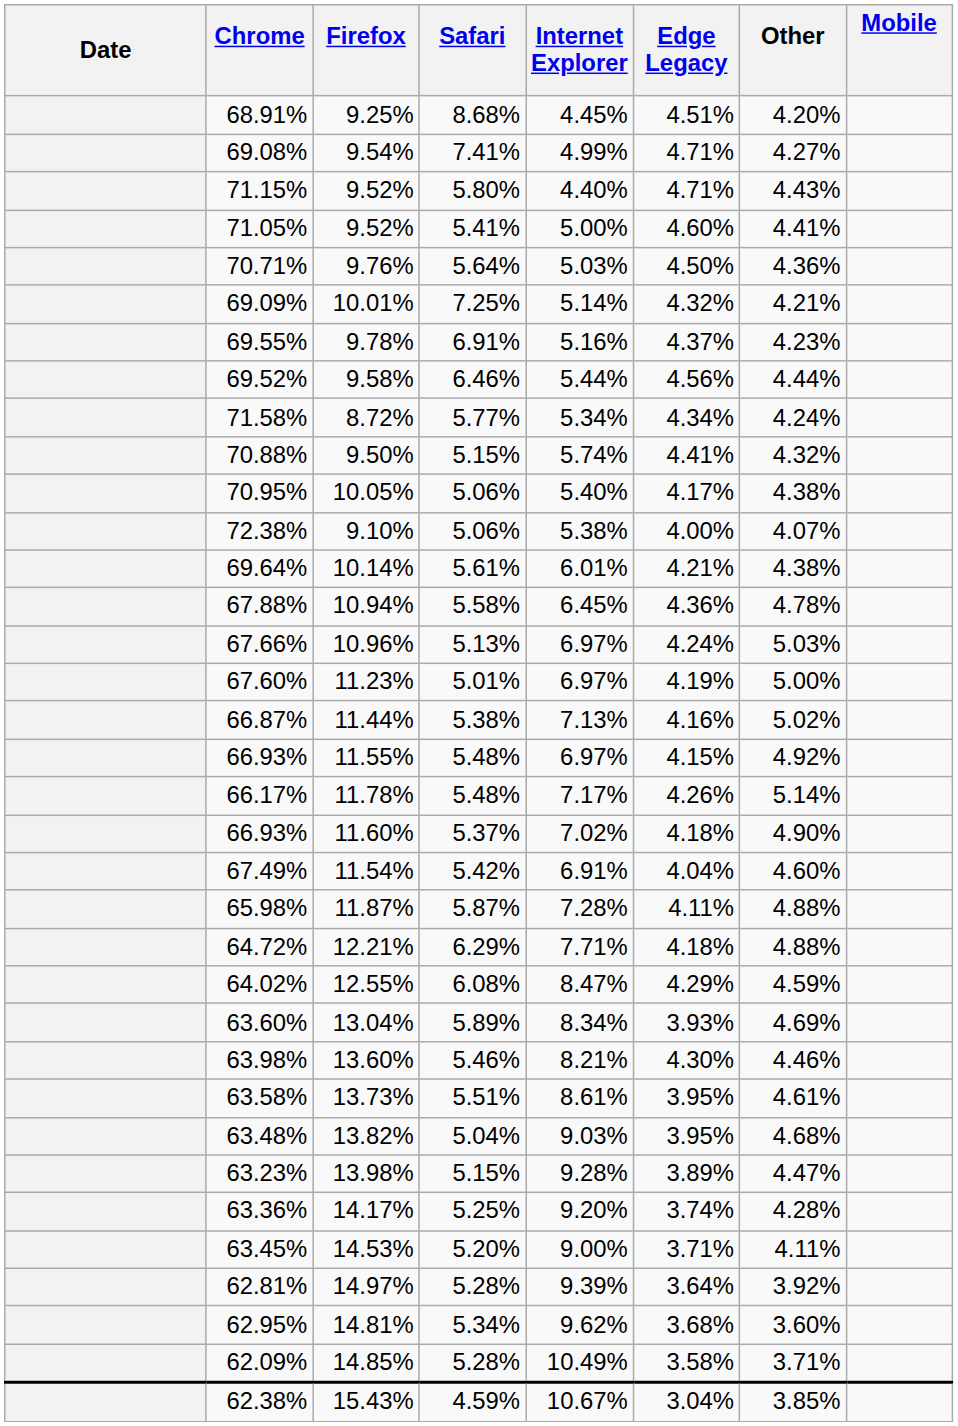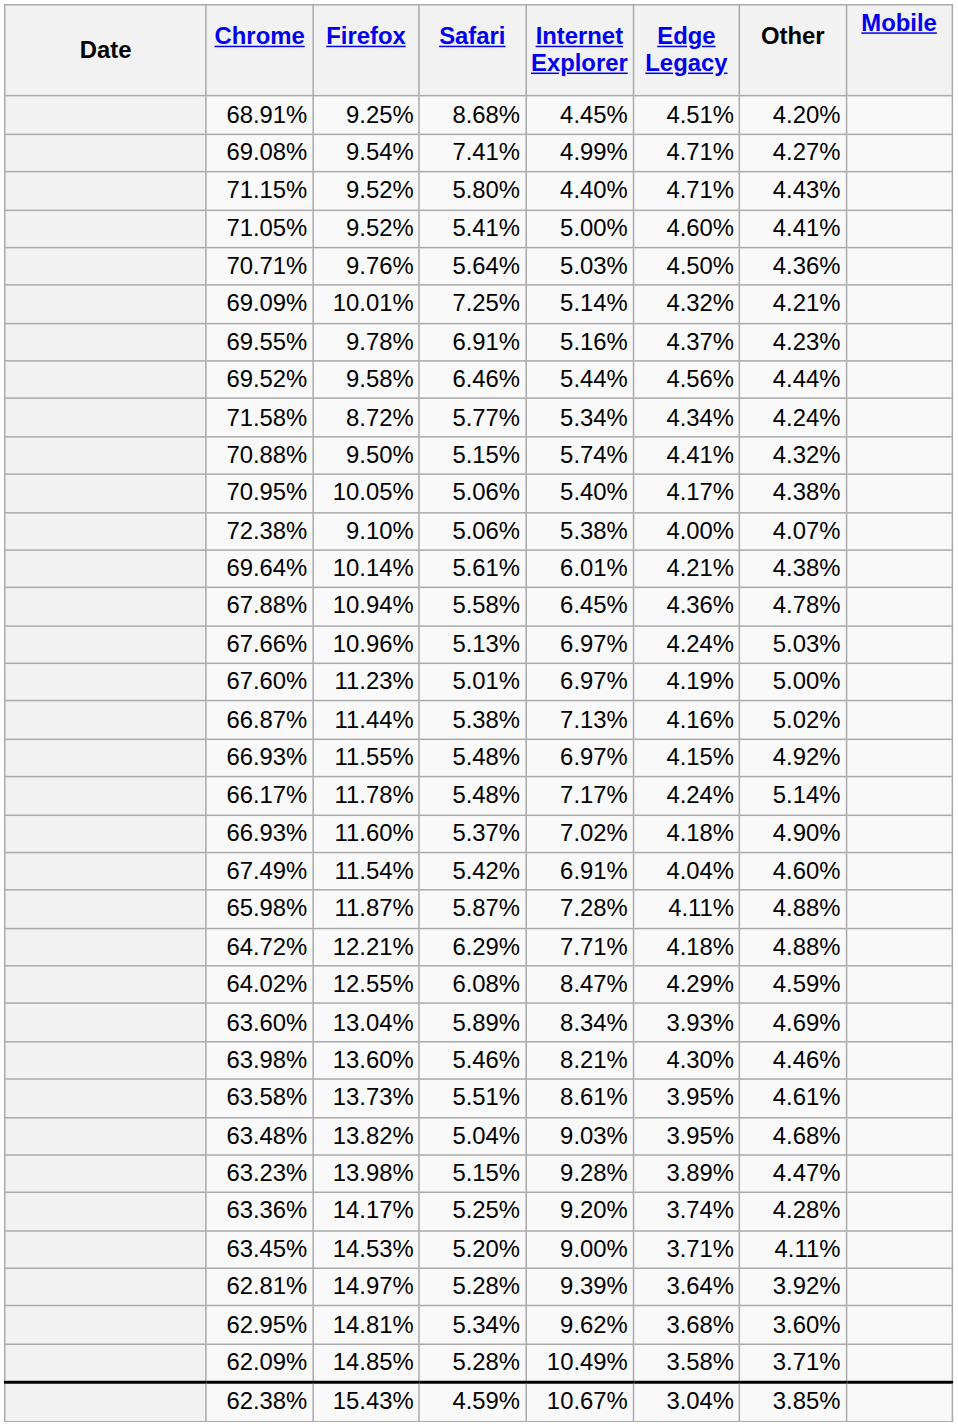(700, 795) 4.26% -> (700, 795) 4.24%
